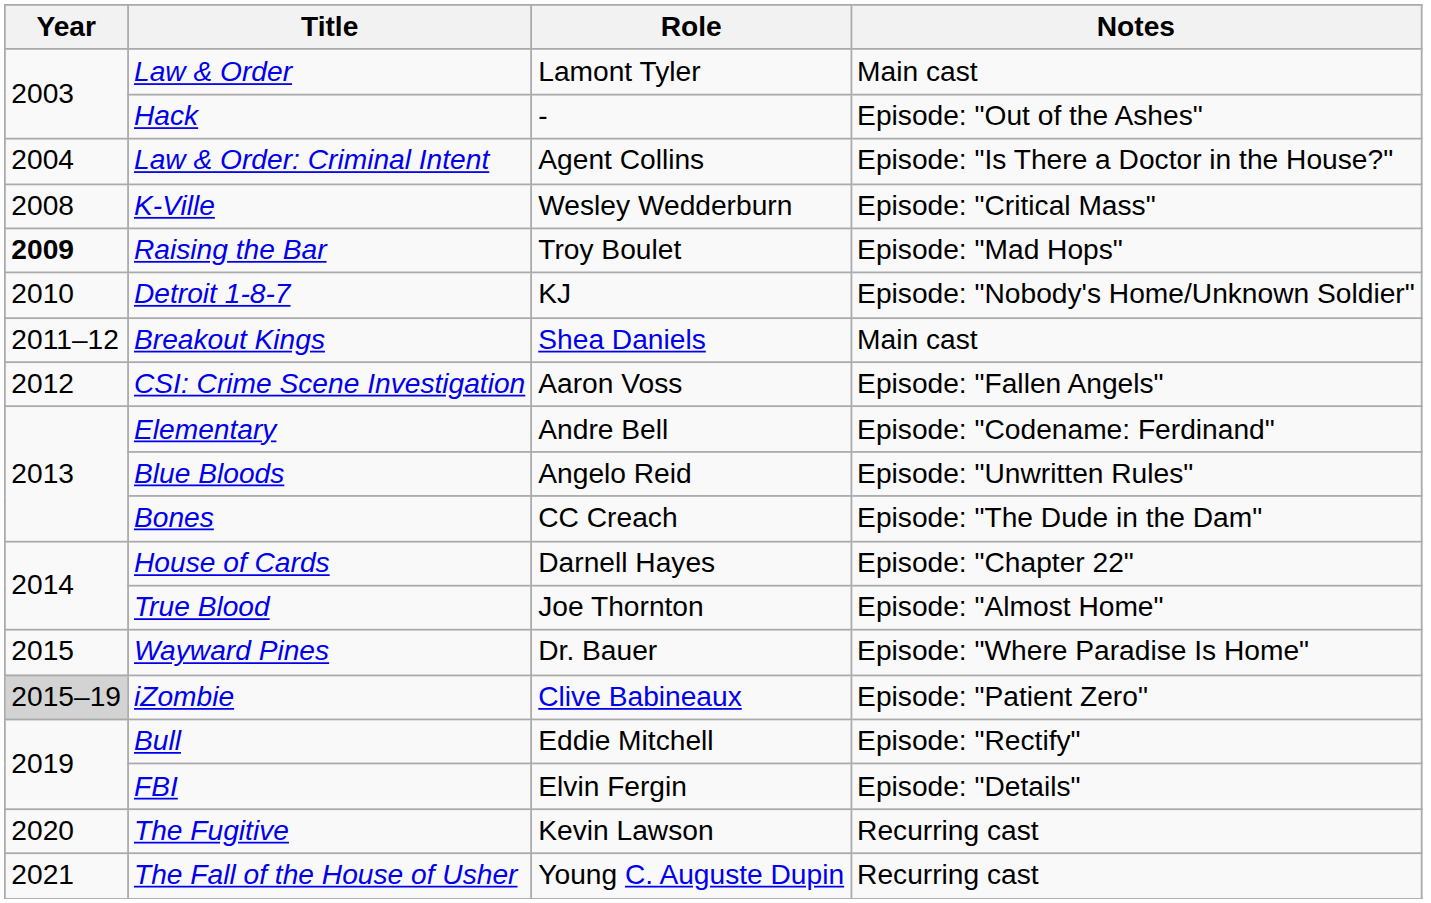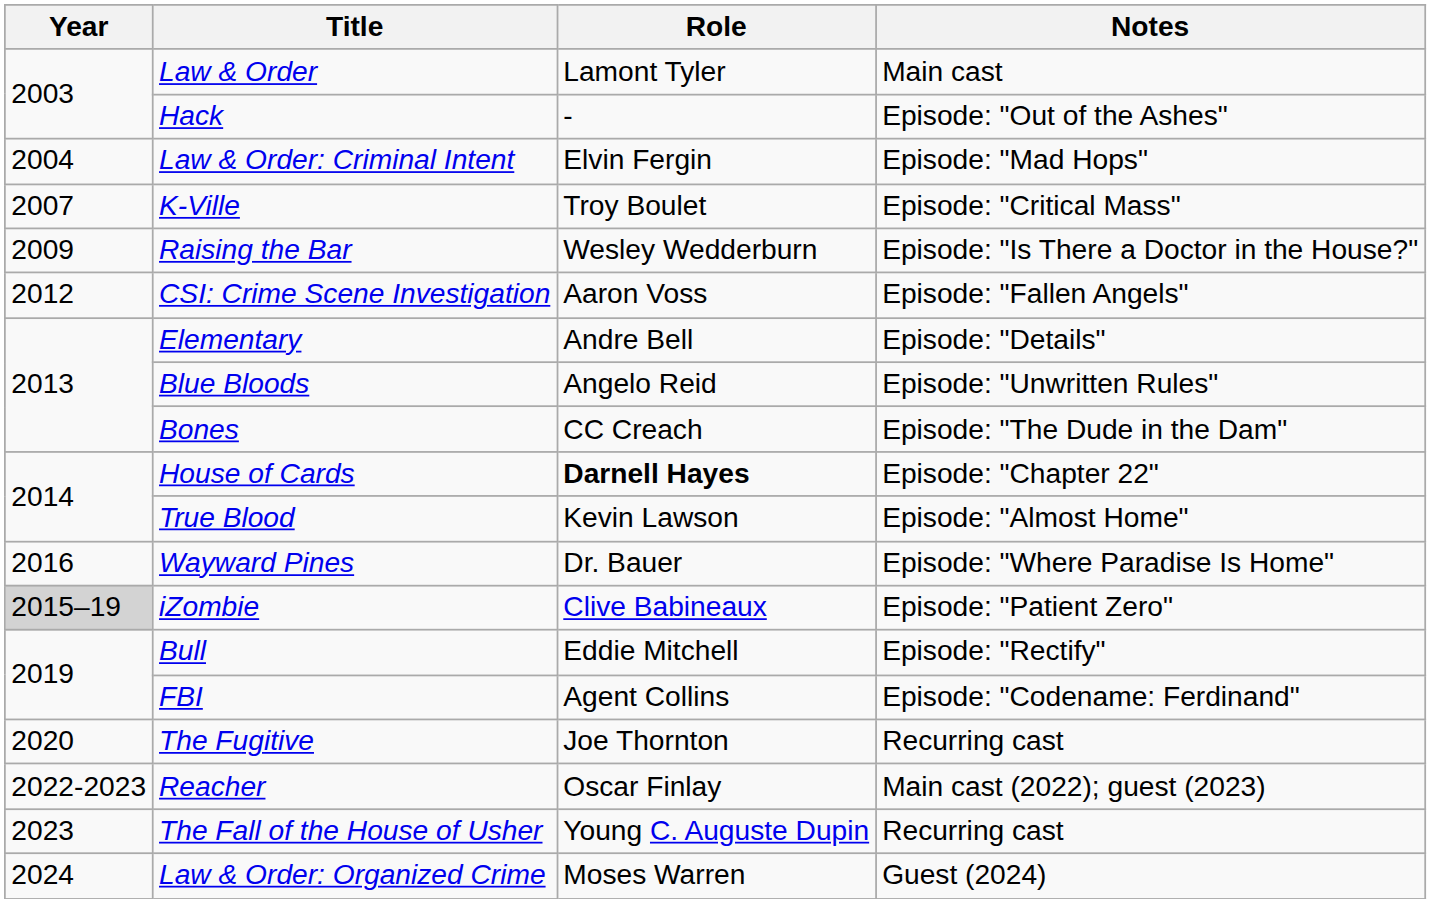(621, 160) Agent Collins -> (638, 160) Elvin Fergin
(1125, 160) Episode: "Is There a Doctor in the House?" -> (1015, 160) Episode: "Mad Hops"
(43, 205) 2008 -> (43, 205) 2007
(665, 205) Wesley Wedderburn -> (635, 205) Troy Boulet
(43, 250) bold -> (43, 250) normal
(610, 250) Troy Boulet -> (690, 250) Wesley Wedderburn
(990, 250) Episode: "Mad Hops" -> (1150, 250) Episode: "Is There a Doctor in the House?"
- row: (212, 294)
- row: (229, 339)
(1066, 428) Episode: "Codename: Ferdinand" -> (994, 339) Episode: "Details"
(627, 562) normal -> (656, 473) bold
(621, 607) Joe Thornton -> (651, 518) Kevin Lawson
(43, 652) 2015 -> (43, 562) 2016
(613, 786) Elvin Fergin -> (646, 696) Agent Collins
(969, 786) Episode: "Details" -> (1091, 696) Episode: "Codename: Ferdinand"
(626, 830) Kevin Lawson -> (646, 741) Joe Thornton
+ row: (212, 786)
(43, 875) 2021 -> (43, 830) 2023
+ row: (352, 875)
